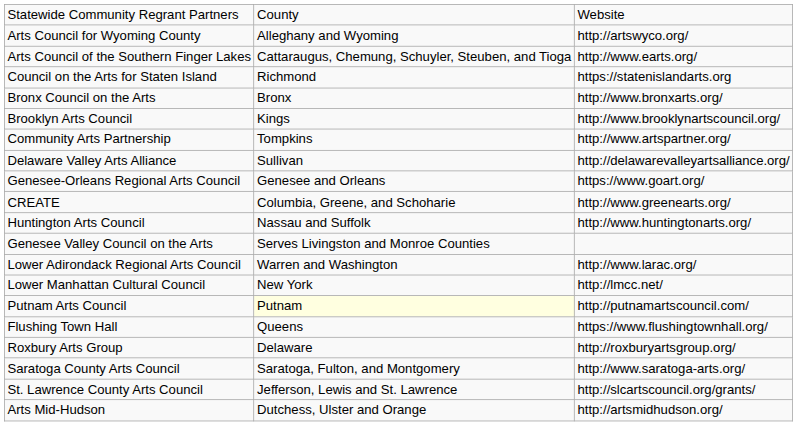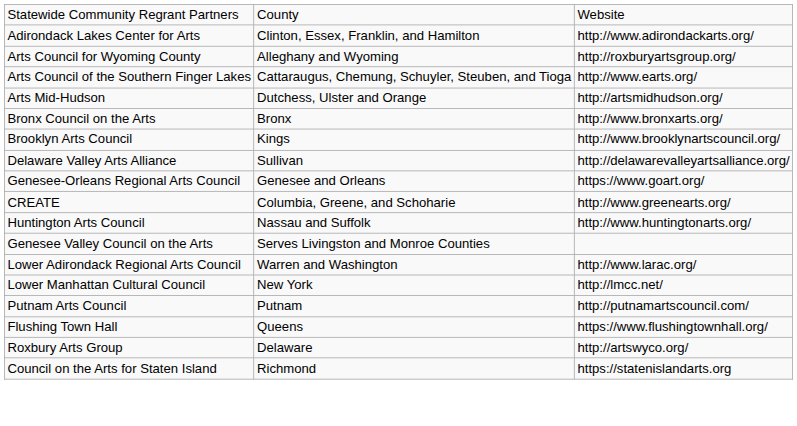+ row: (104, 35)
(633, 35) http://artswyco.org/ -> (657, 56) http://roxburyartsgroup.org/
rows swapped: (56, 410) <-> (112, 77)
- row: (89, 139)
(280, 306) lightyellow background -> (280, 306) no background
(657, 347) http://roxburyartsgroup.org/ -> (633, 347) http://artswyco.org/
- row: (93, 368)
- row: (105, 389)
